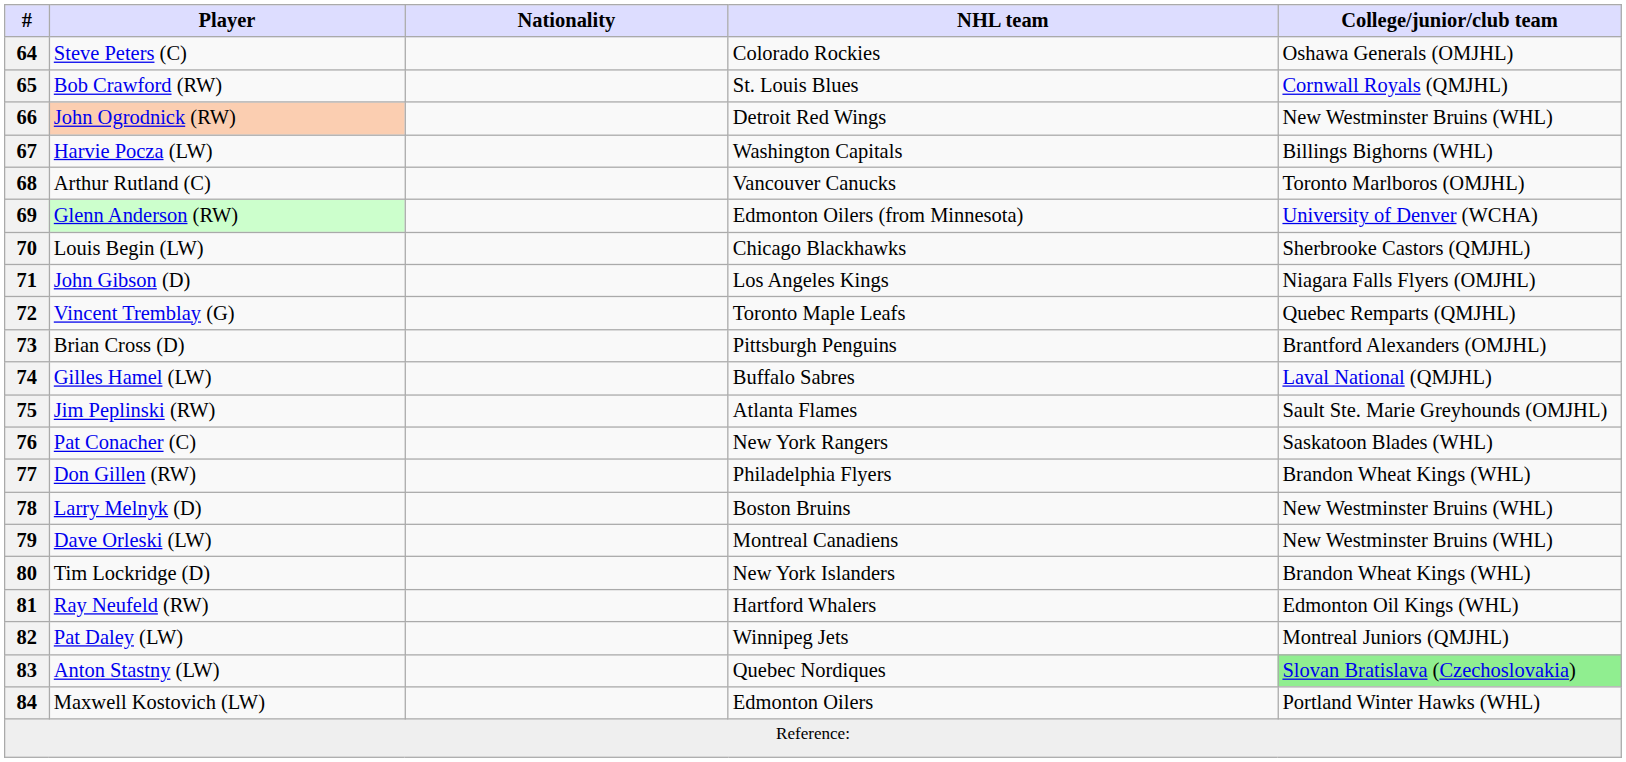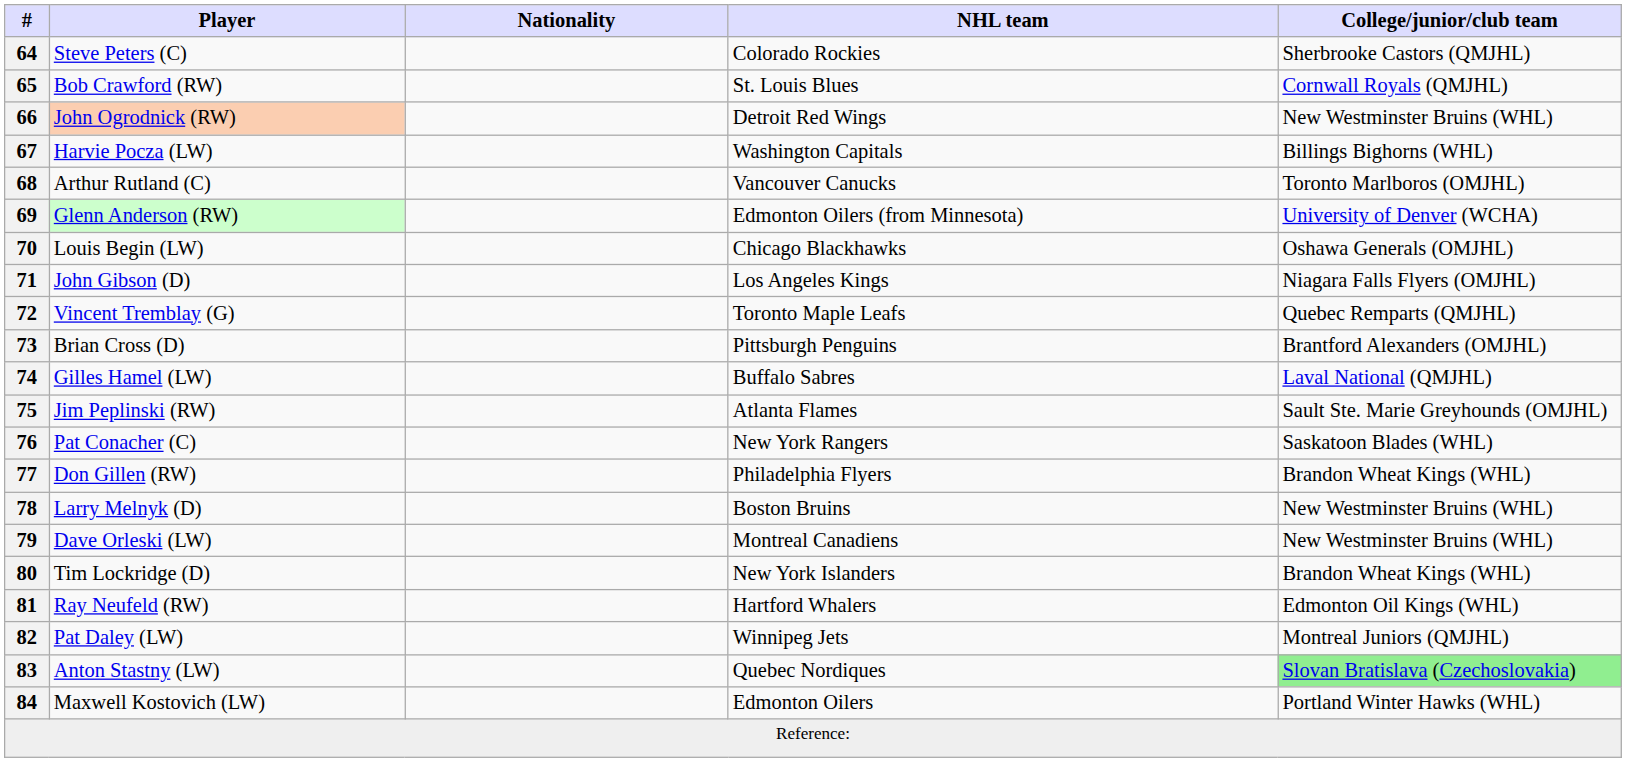(1398, 53) Oshawa Generals (OMJHL) -> (1406, 53) Sherbrooke Castors (QMJHL)
(1406, 248) Sherbrooke Castors (QMJHL) -> (1398, 248) Oshawa Generals (OMJHL)
